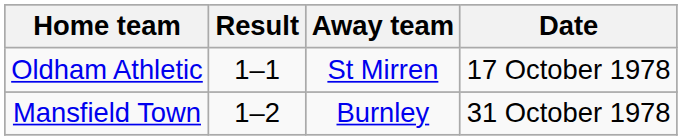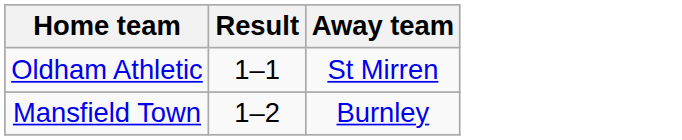- column: (569, 26)
